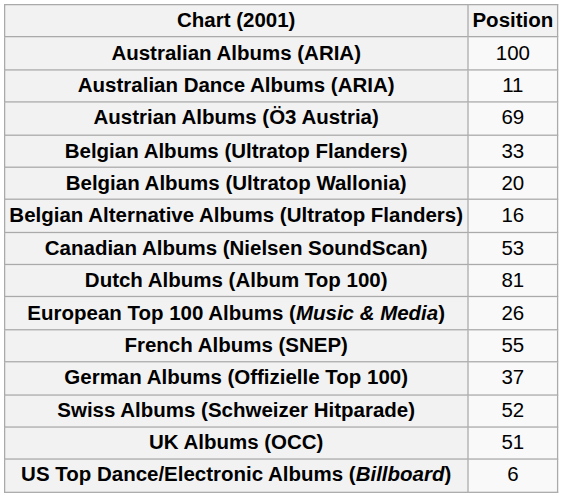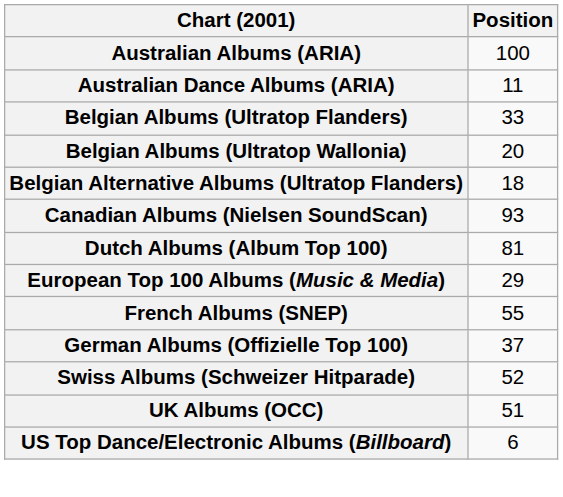- row: (236, 118)
(513, 215) 16 -> (513, 183) 18
(513, 248) 53 -> (513, 215) 93
(513, 313) 26 -> (513, 280) 29
